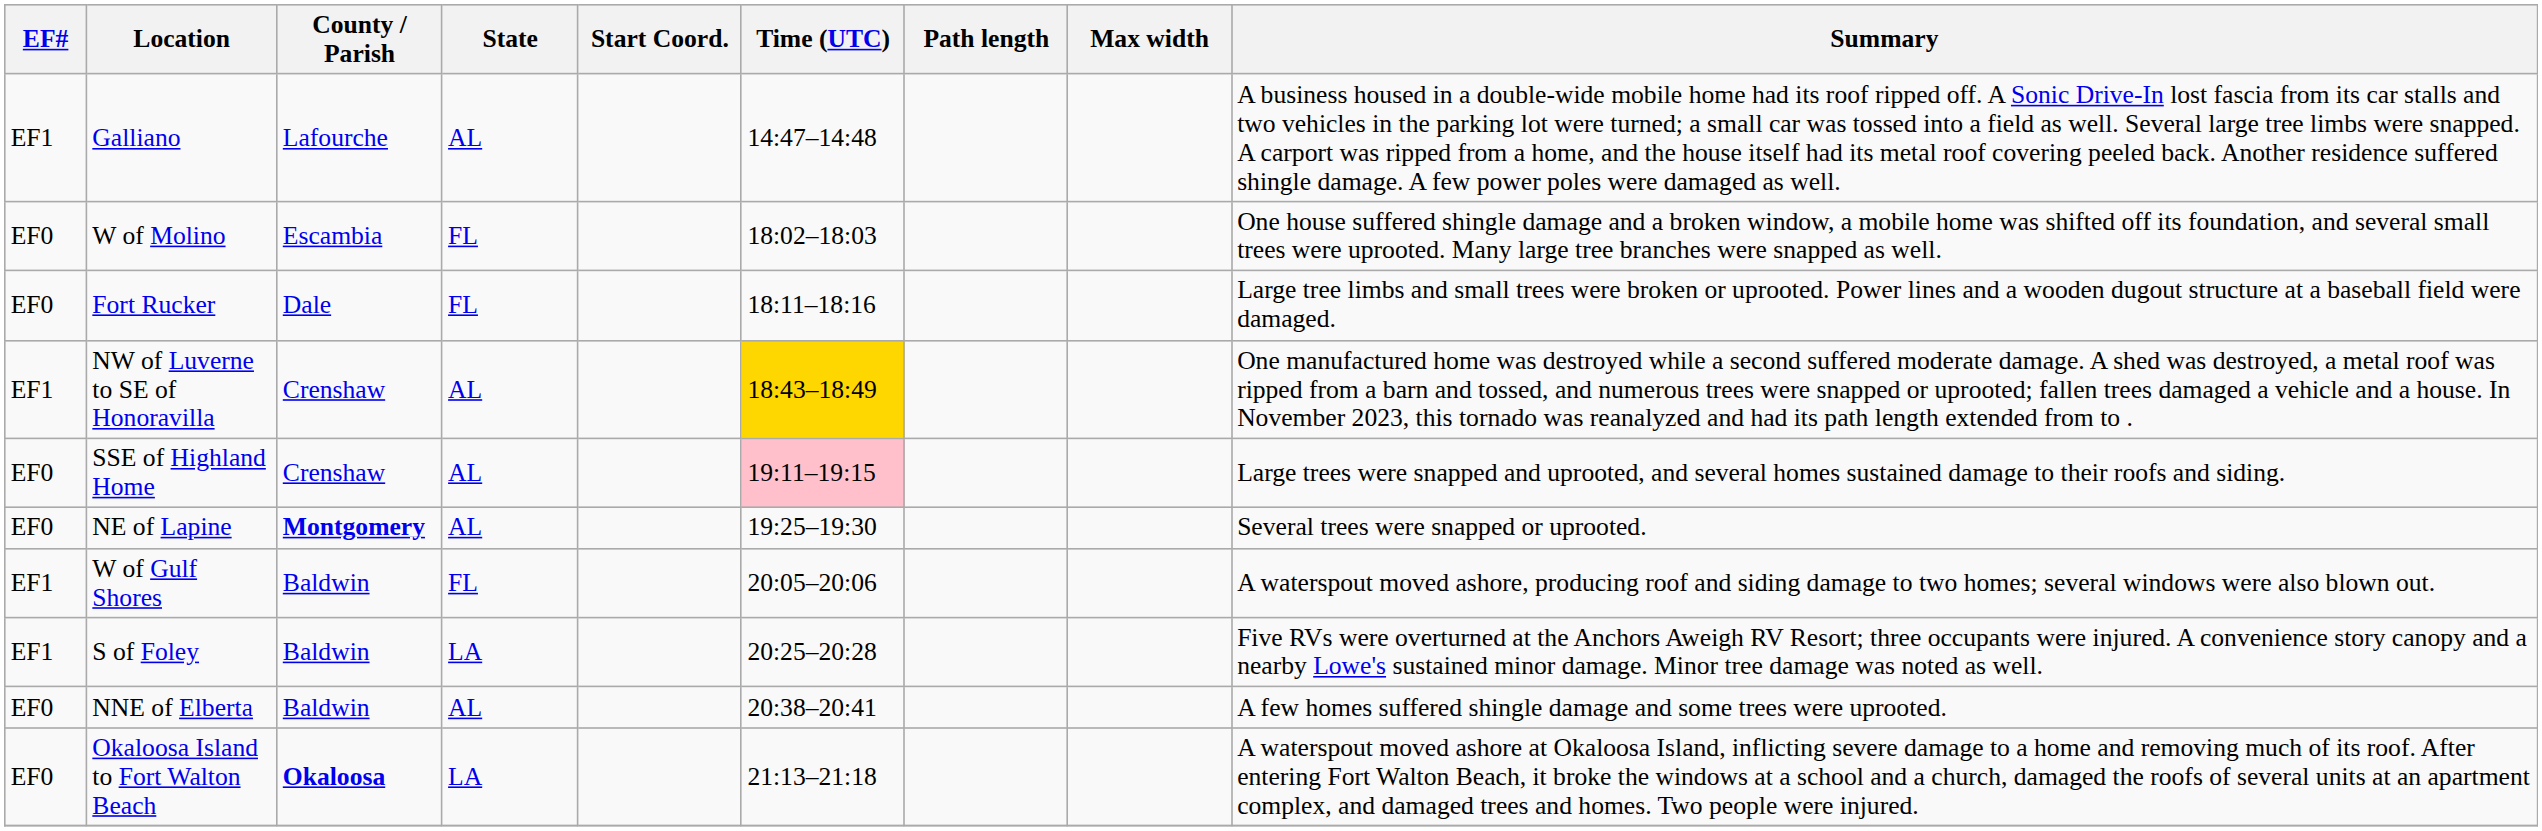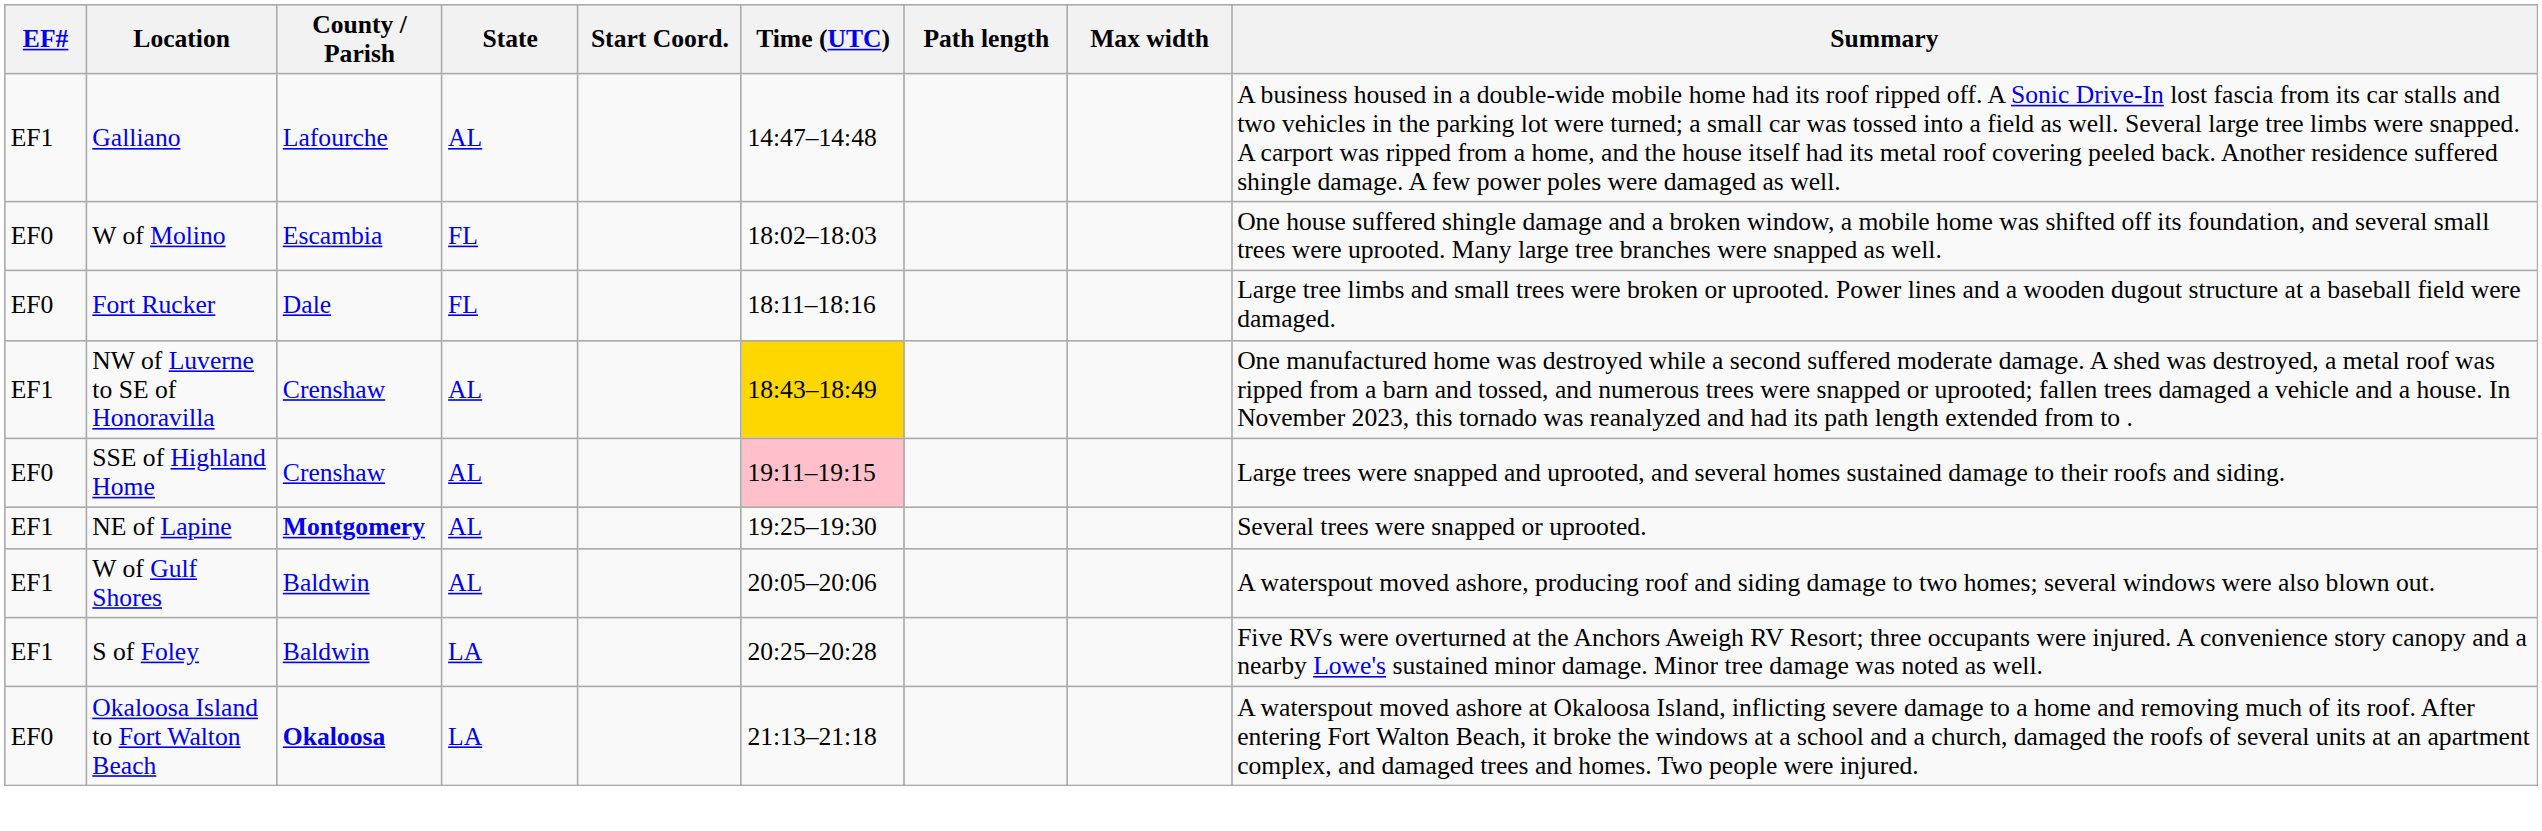(32, 527) EF0 -> (32, 527) EF1
(463, 582) FL -> (465, 582) AL
- row: (173, 707)
